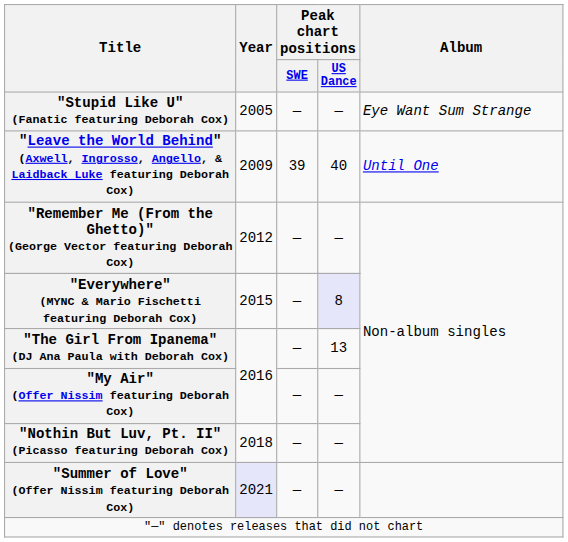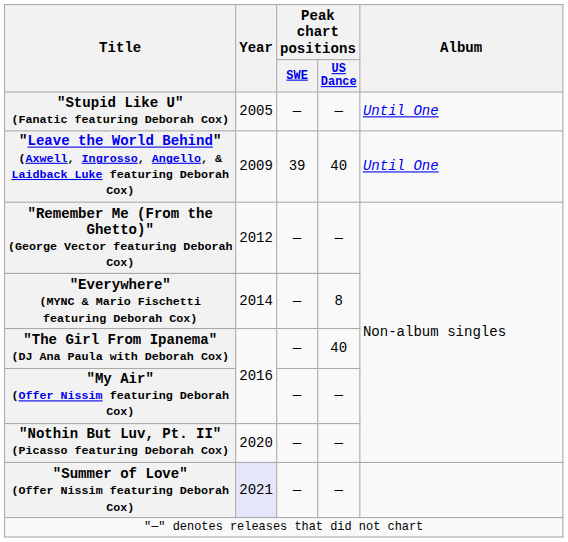(447, 111) Eye Want Sum Strange -> (401, 111) Until One
(256, 301) 2015 -> (256, 301) 2014
(339, 301) lavender background -> (339, 301) no background
(339, 348) 13 -> (339, 348) 40
(256, 443) 2018 -> (256, 443) 2020
